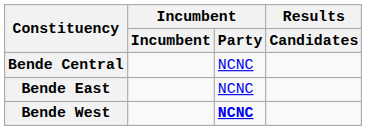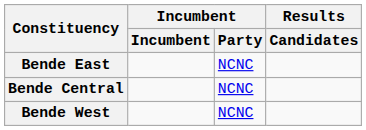rows swapped: (66, 65) <-> (66, 89)
(236, 113) bold -> (236, 113) normal
